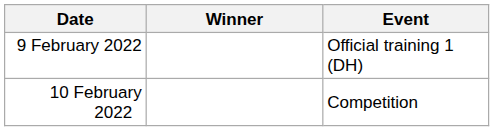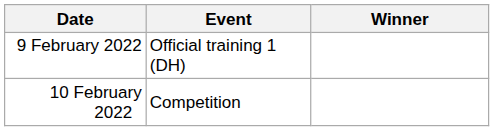columns swapped: (406, 18) <-> (234, 18)
